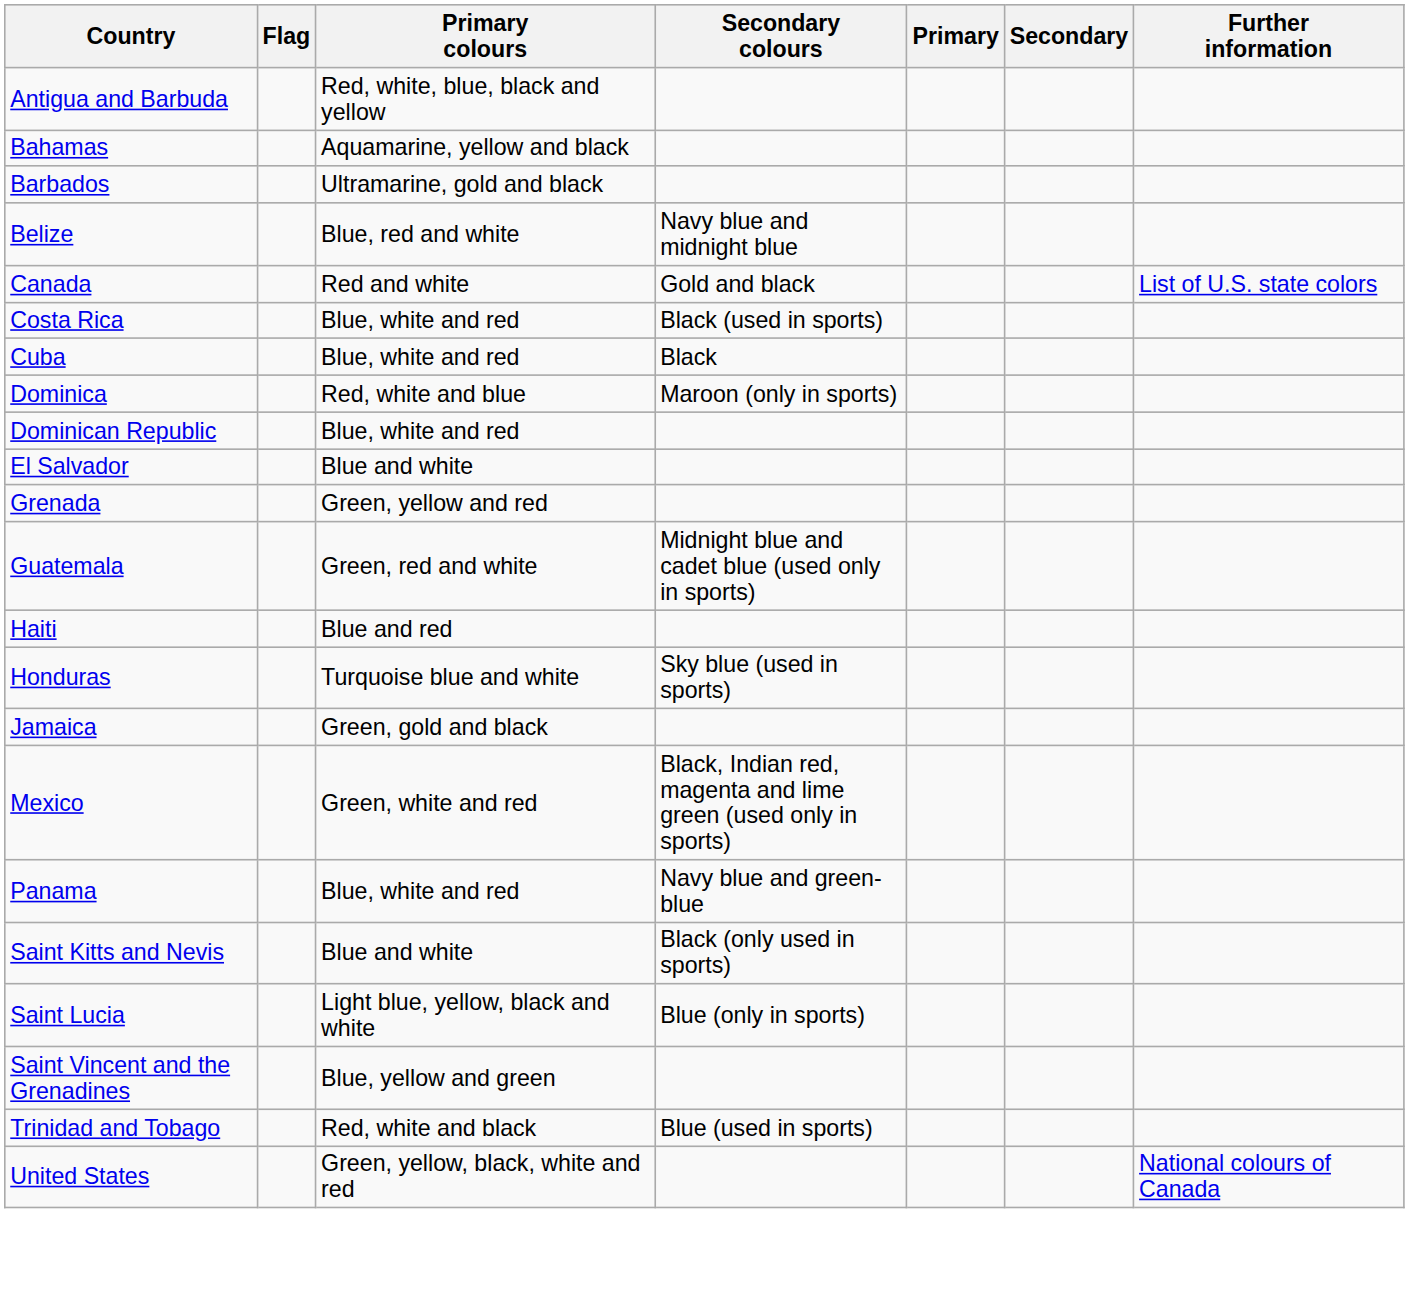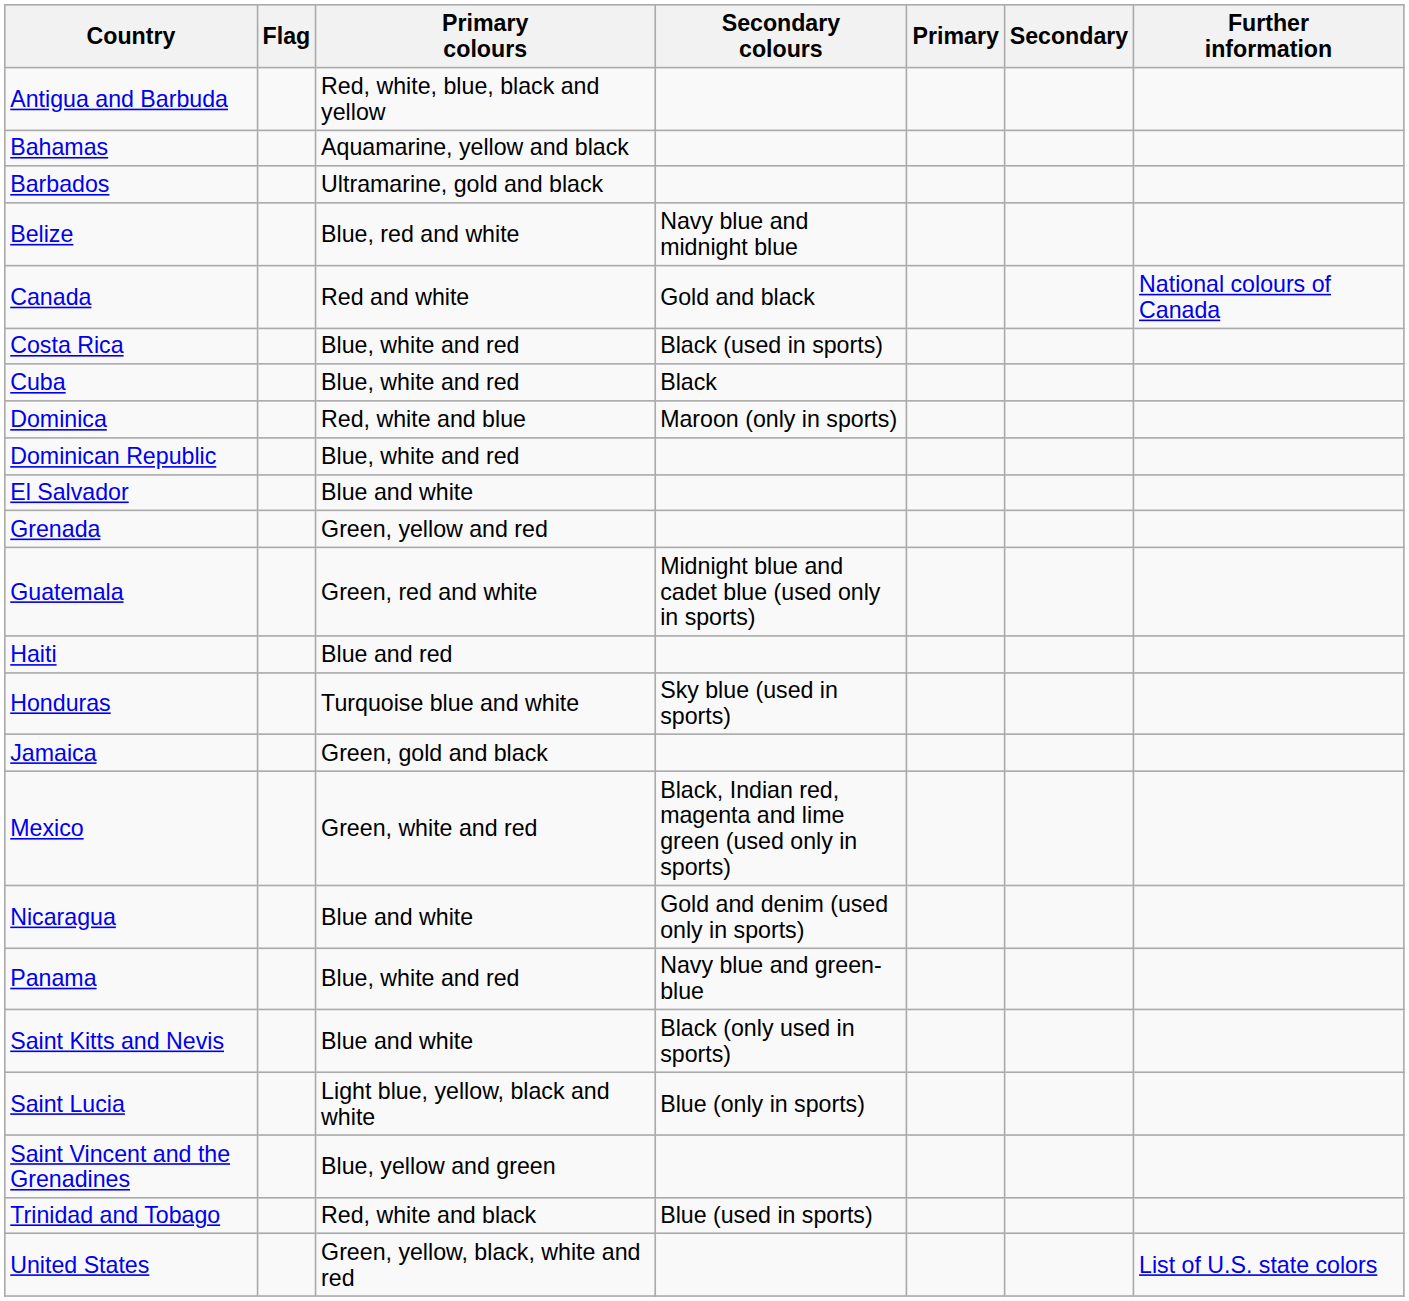(1258, 284) List of U.S. state colors -> (1235, 297) National colours of Canada
+ row: (63, 917)
(1235, 1177) National colours of Canada -> (1258, 1265) List of U.S. state colors
